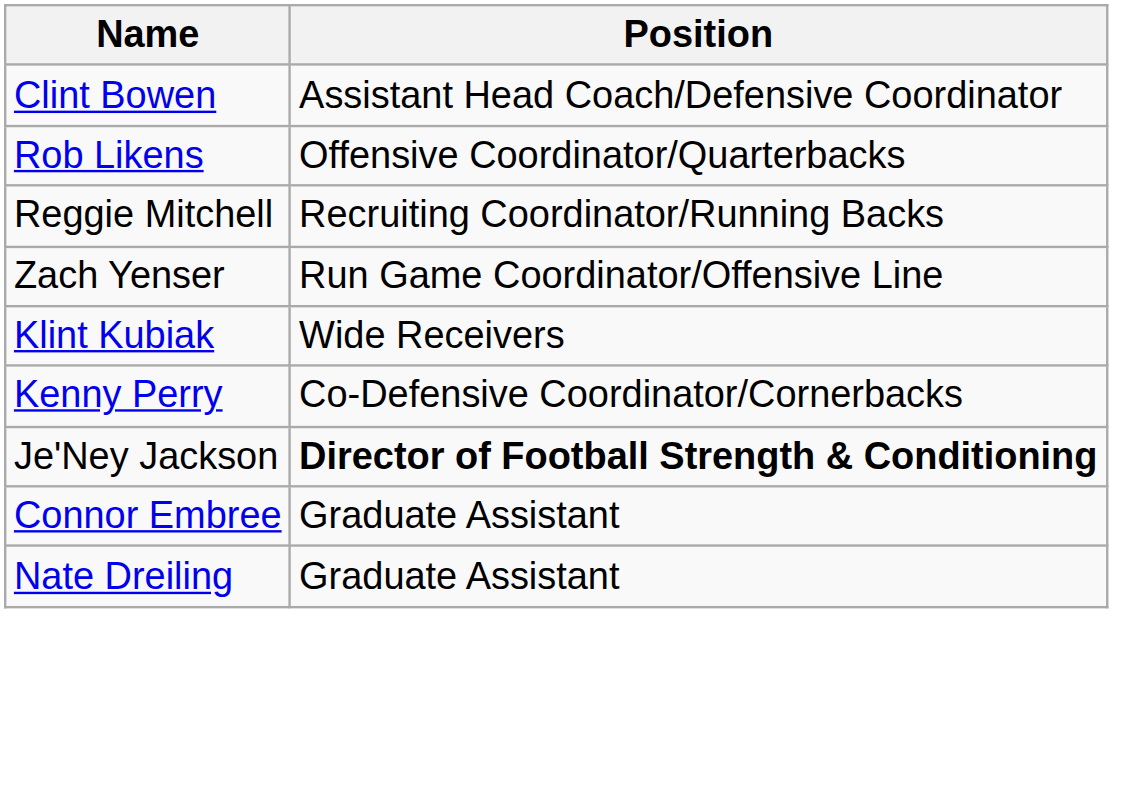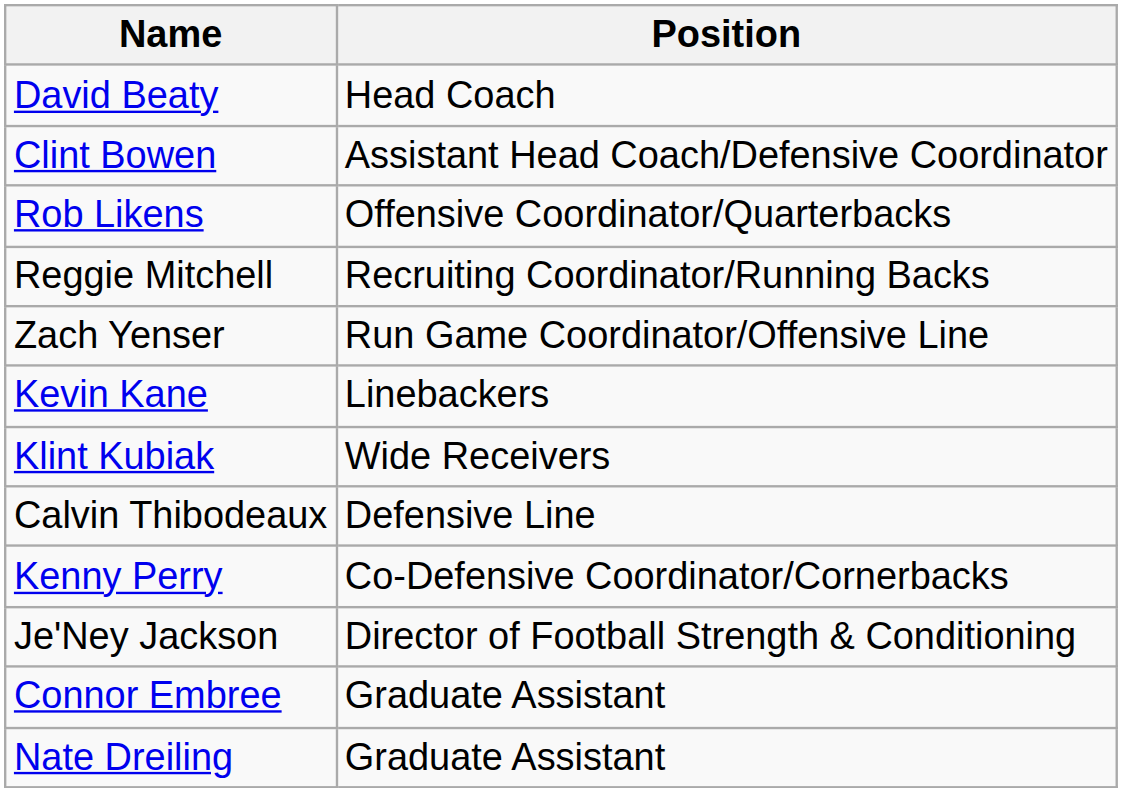+ row: (116, 94)
+ row: (111, 395)
+ row: (171, 515)
(698, 455) bold -> (711, 635) normal
